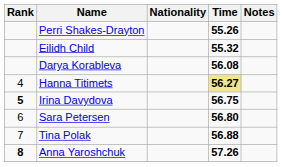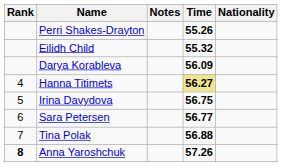columns swapped: (178, 13) <-> (259, 13)
(225, 65) 56.08 -> (199, 65) 56.09
(20, 100) bold -> (20, 100) normal
(225, 118) 56.80 -> (199, 118) 56.77
